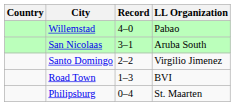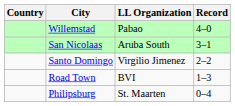columns swapped: (191, 12) <-> (134, 12)
